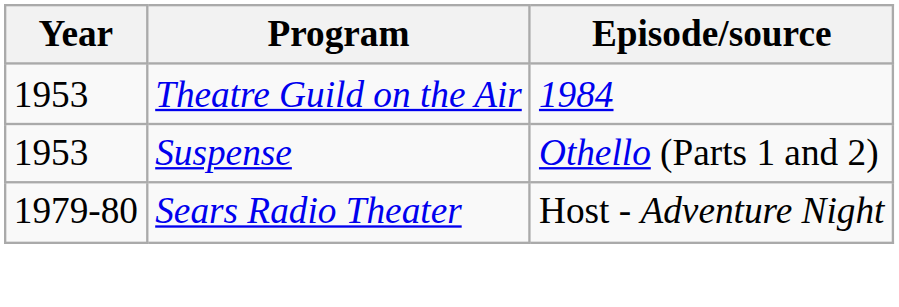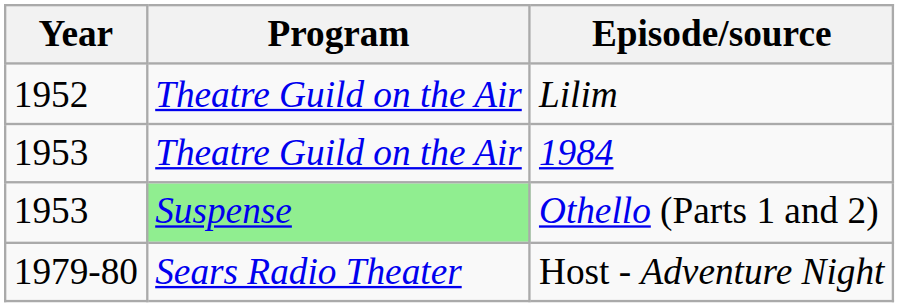+ row: (578, 93)
(224, 152) no background -> (224, 211) lightgreen background
